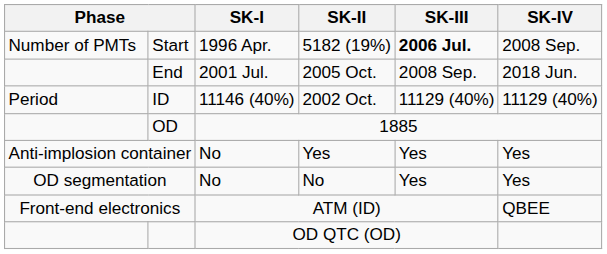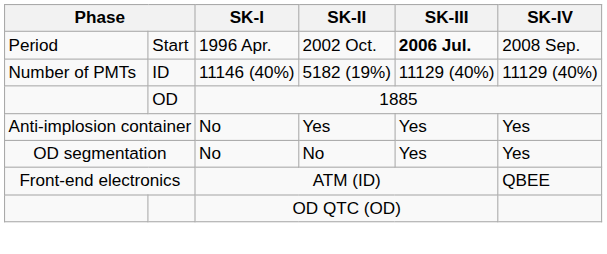(72, 45) Number of PMTs -> (33, 45) Period
(347, 45) 5182 (19%) -> (340, 45) 2002 Oct.
- row: (167, 72)
(33, 99) Period -> (72, 72) Number of PMTs
(340, 99) 2002 Oct. -> (347, 72) 5182 (19%)
